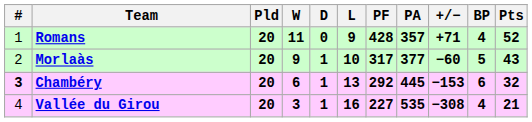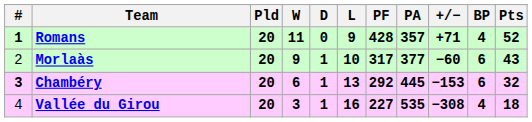(18, 38) normal -> (18, 38) bold
(482, 61) 5 -> (482, 61) 6
(511, 106) 21 -> (511, 106) 18
